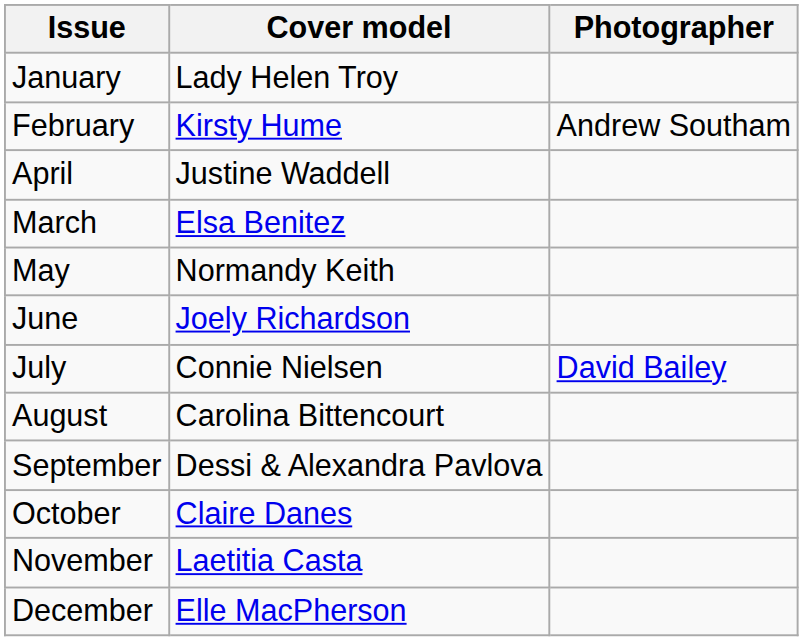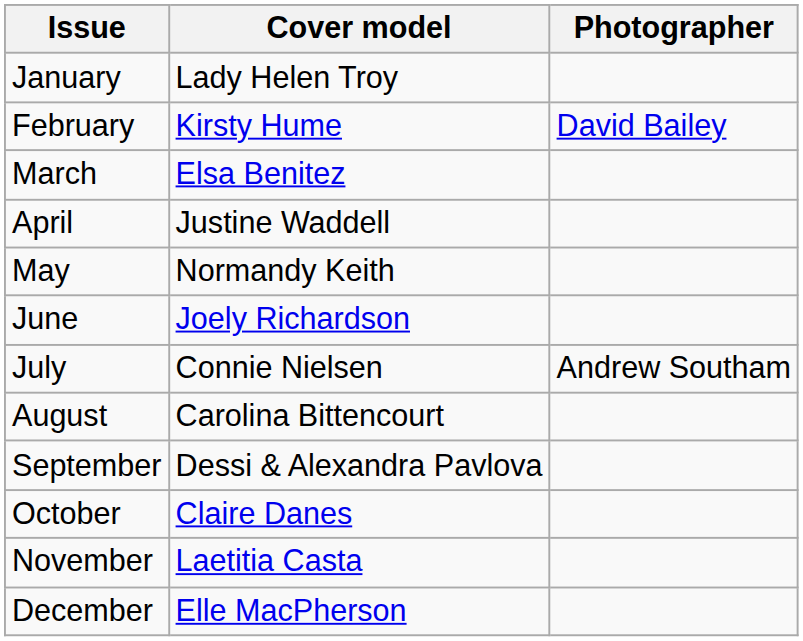(674, 125) Andrew Southam -> (642, 125) David Bailey
rows swapped: (54, 222) <-> (43, 174)
(642, 367) David Bailey -> (674, 367) Andrew Southam
